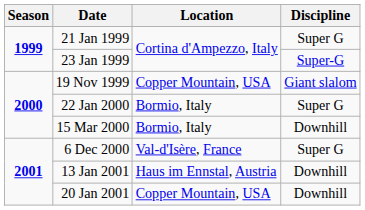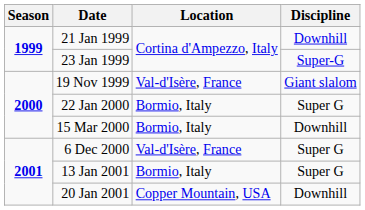(320, 37) Super G -> (320, 37) Downhill
(203, 82) Copper Mountain, USA -> (189, 82) Val-d'Isère, France
(206, 171) Haus im Ennstal, Austria -> (174, 171) Bormio, Italy
(320, 171) Downhill -> (320, 171) Super G
